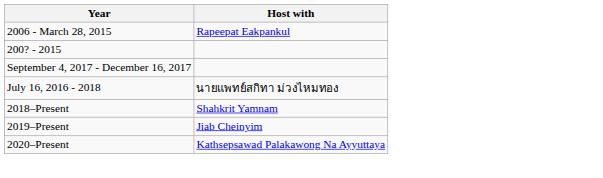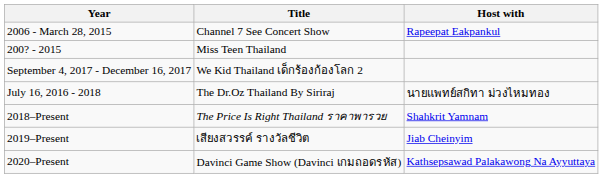+ column: (299, 13)
